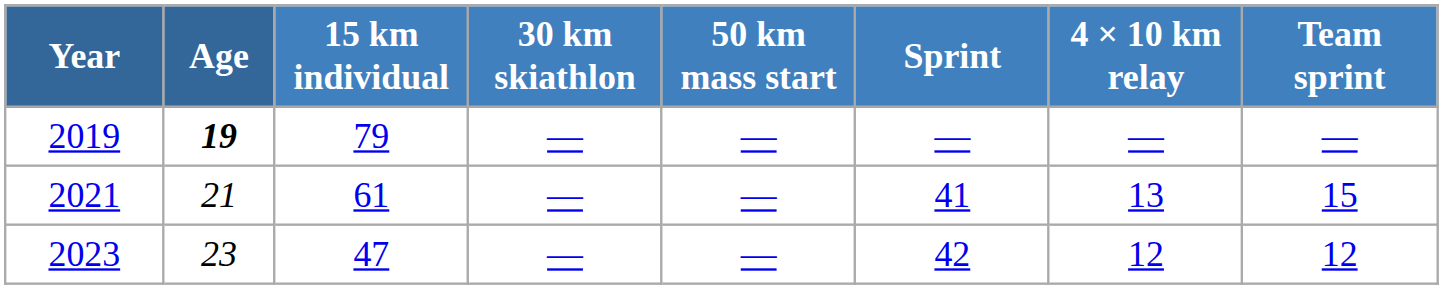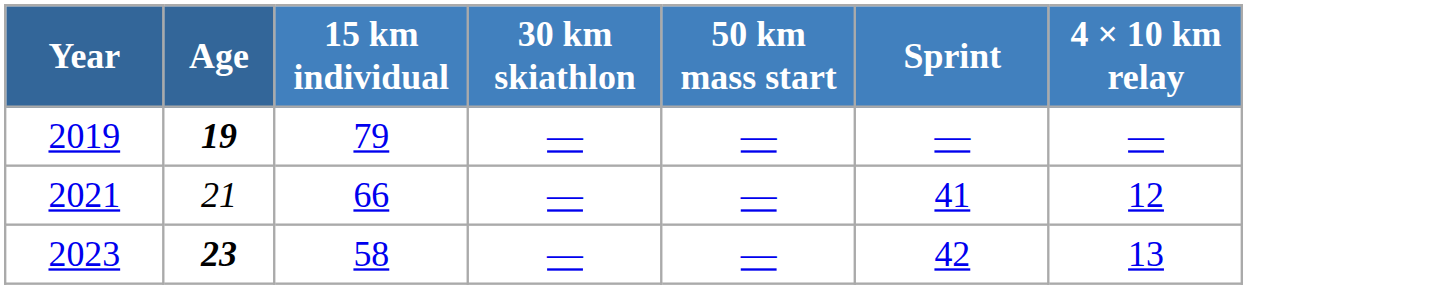- column: (1340, 55)
(371, 195) 61 -> (371, 195) 66
(1146, 195) 13 -> (1146, 195) 12
(219, 254) normal -> (219, 254) bold
(371, 254) 47 -> (371, 254) 58
(1146, 254) 12 -> (1146, 254) 13
